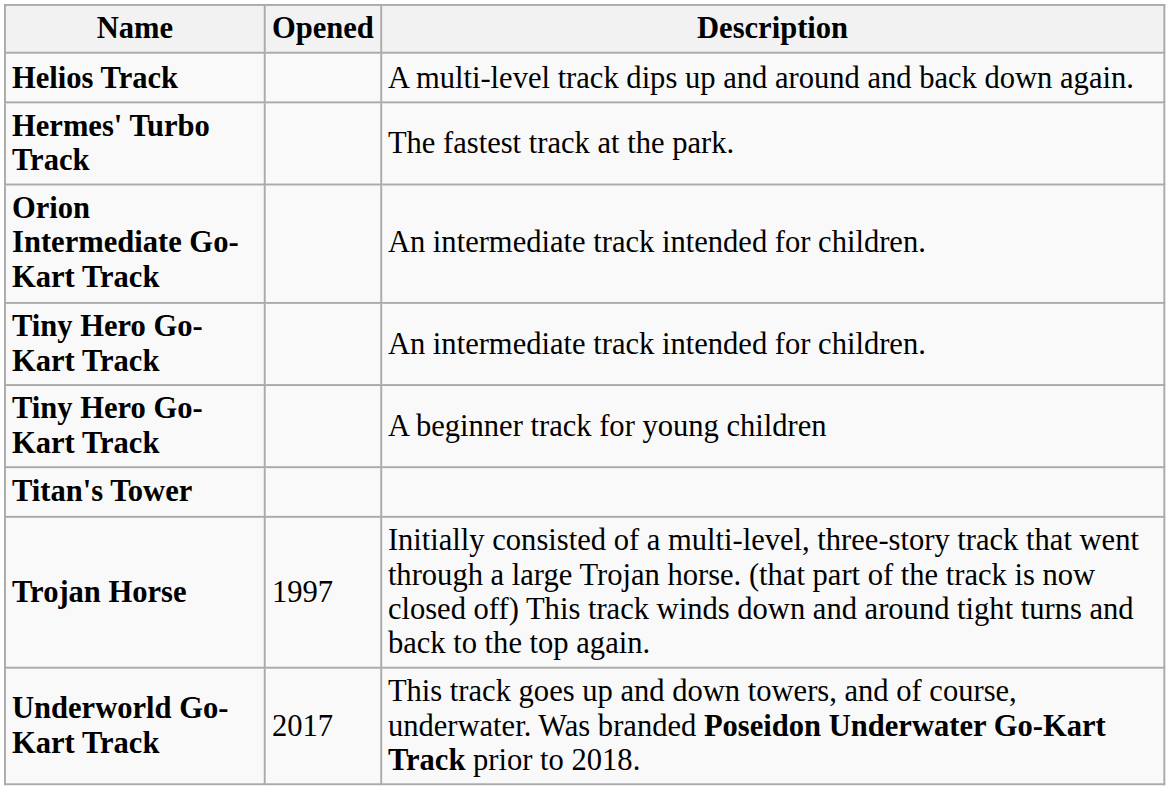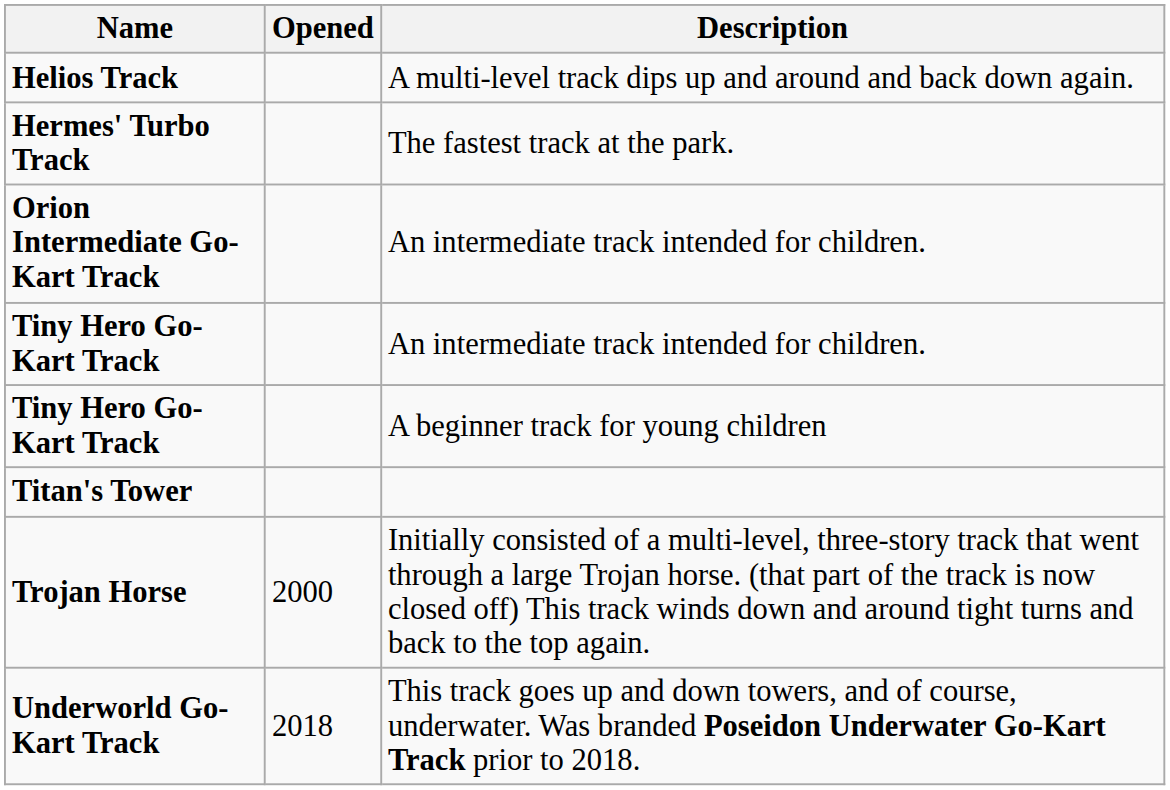(302, 591) 1997 -> (302, 591) 2000
(302, 725) 2017 -> (302, 725) 2018
